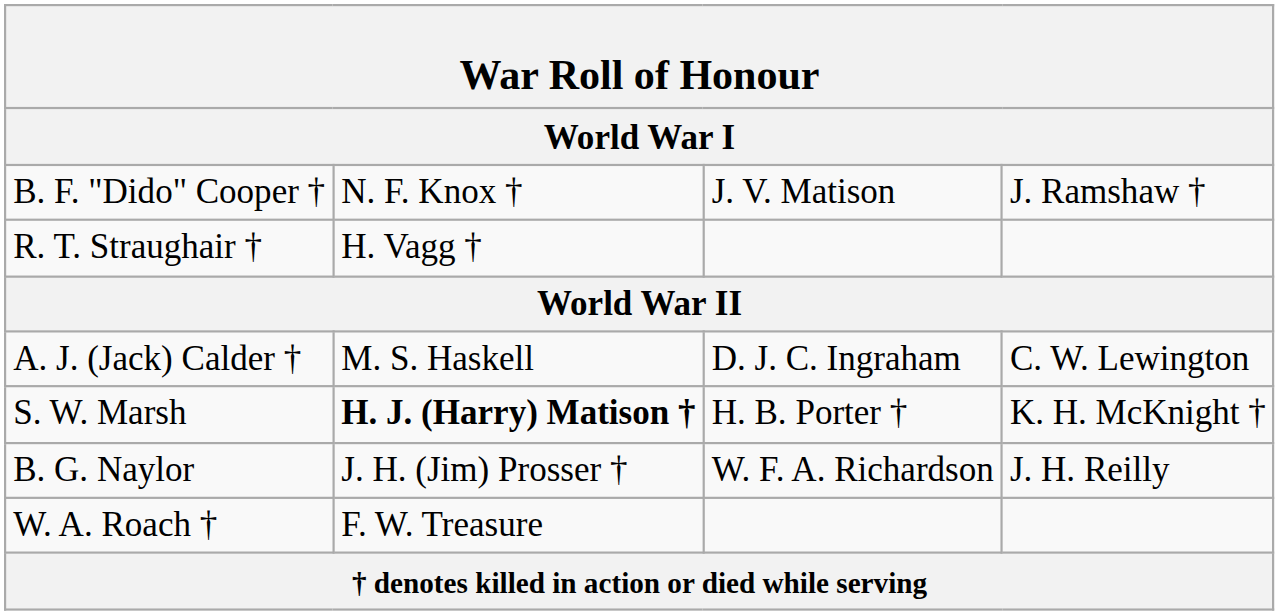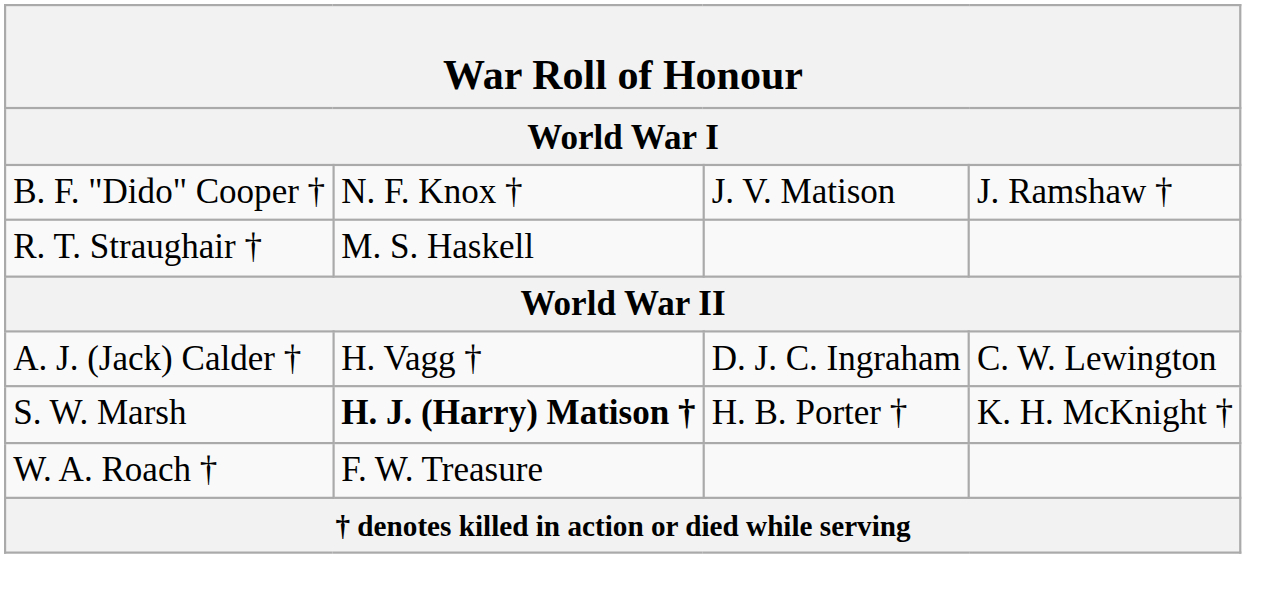(412, 247) H. Vagg † -> (438, 247) M. S. Haskell
(438, 358) M. S. Haskell -> (412, 358) H. Vagg †
- row: (104, 469)
